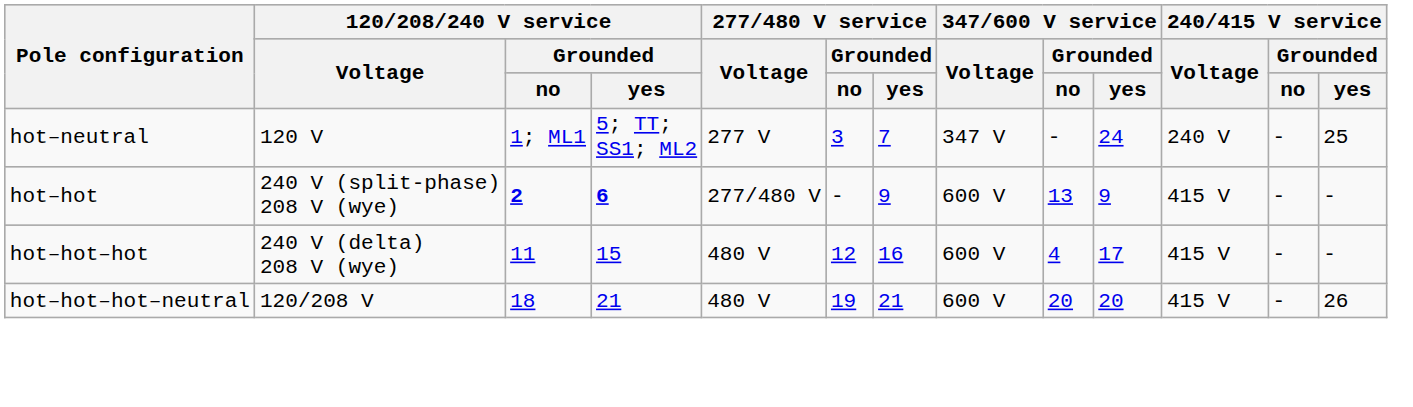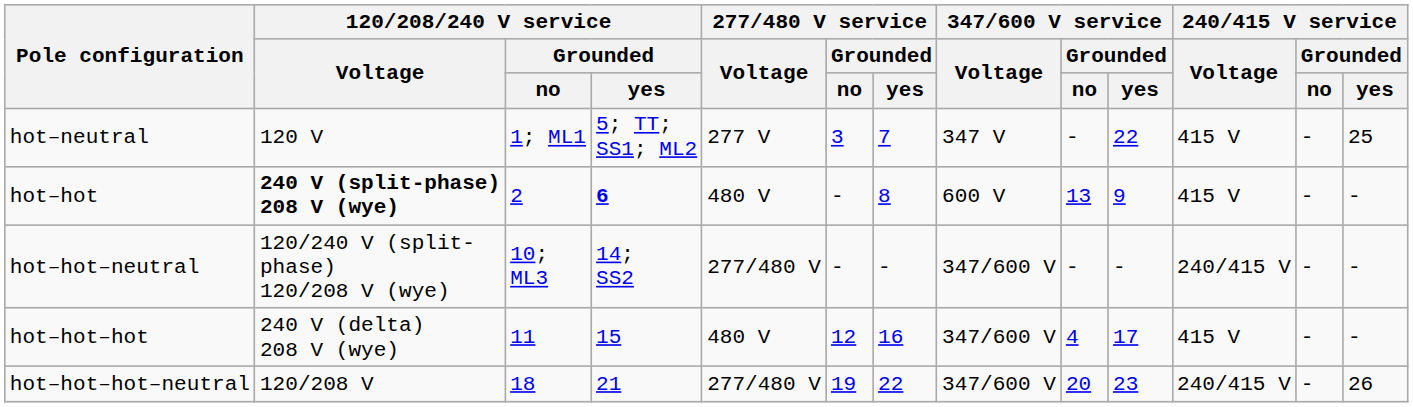(1111, 137) 24 -> (1126, 137) 22
(1199, 137) 240 V -> (1209, 137) 415 V
(380, 196) normal -> (380, 196) bold
(516, 196) bold -> (516, 196) normal
(764, 196) 277/480 V -> (739, 196) 480 V
(884, 196) 9 -> (884, 196) 8
+ row: (105, 266)
(974, 254) 600 V -> (999, 337) 347/600 V
(739, 301) 480 V -> (764, 384) 277/480 V
(891, 301) 21 -> (891, 384) 22
(974, 301) 600 V -> (999, 384) 347/600 V
(1111, 301) 20 -> (1126, 384) 23
(1199, 301) 415 V -> (1234, 384) 240/415 V
